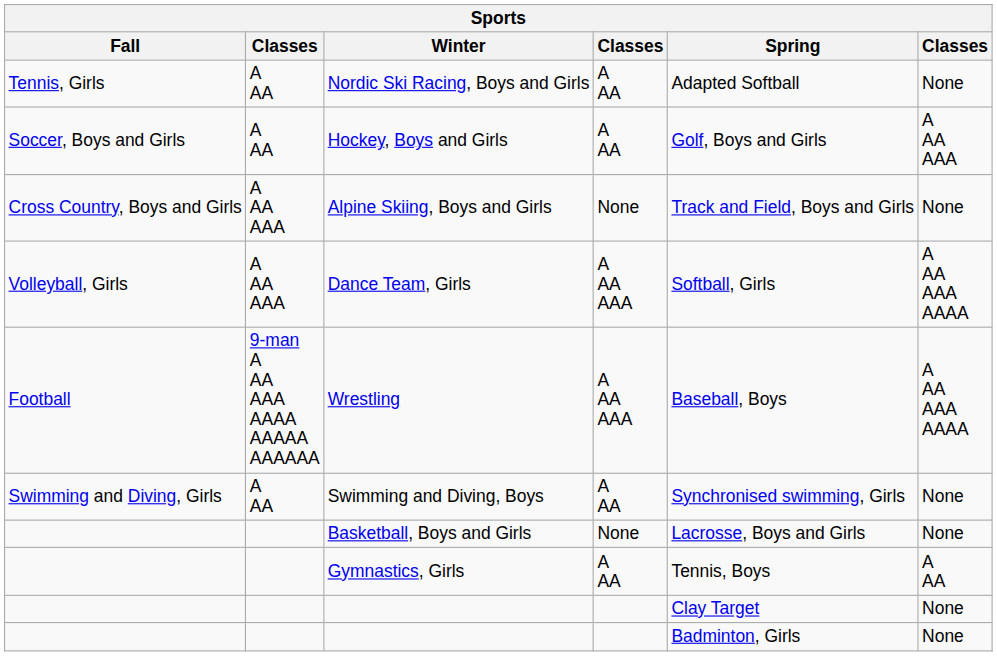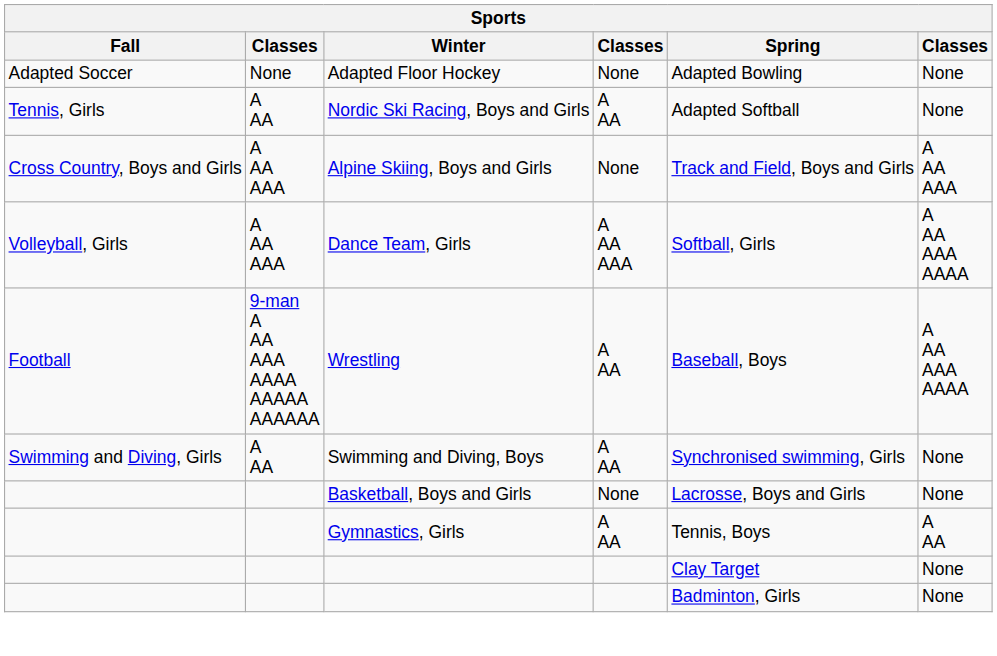+ row: (71, 73)
- row: (97, 140)
(943, 207) None -> (940, 168) A AA AAA
(615, 400) A AA AAA -> (609, 360) A AA
